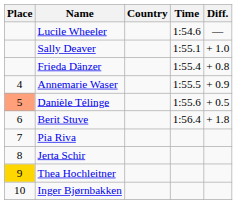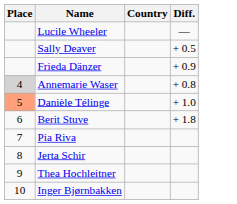- column: (187, 13)
(218, 48) + 1.0 -> (184, 48) + 0.5
(218, 66) + 0.8 -> (184, 66) + 0.9
(20, 84) no background -> (20, 84) lightgrey background
(218, 84) + 0.9 -> (184, 84) + 0.8
(218, 102) + 0.5 -> (184, 102) + 1.0
(20, 173) gold background -> (20, 173) no background
